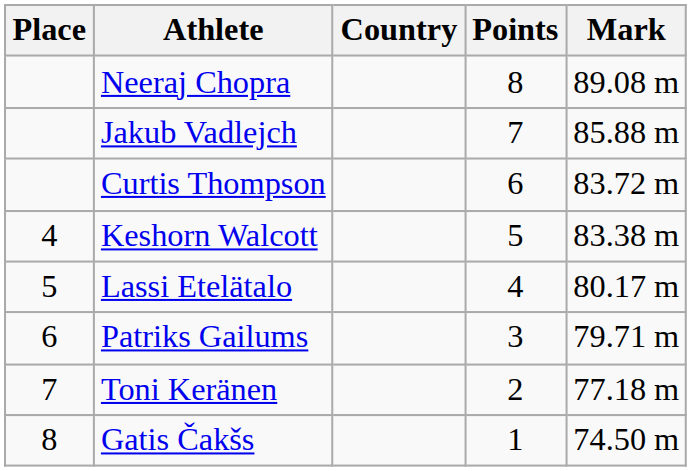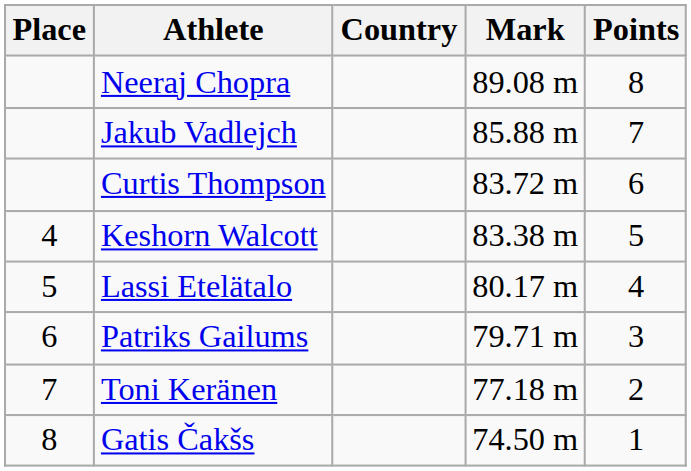columns swapped: (626, 30) <-> (515, 30)
